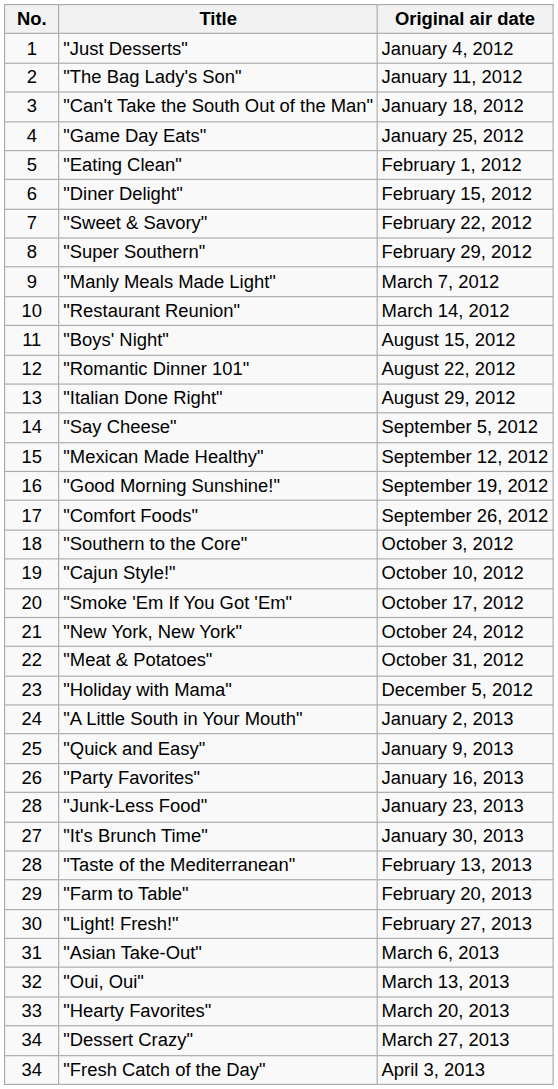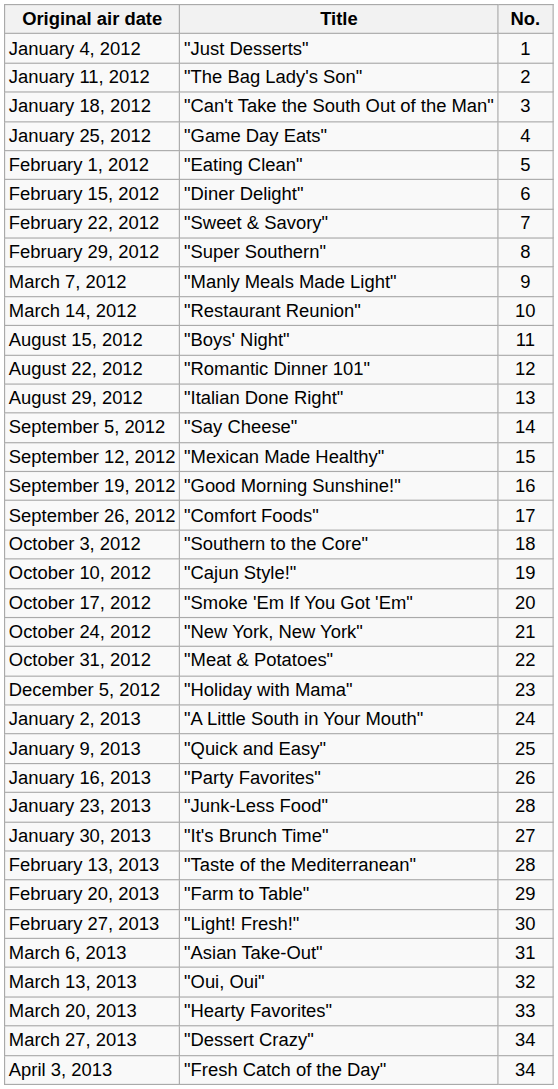columns swapped: (32, 19) <-> (465, 19)
